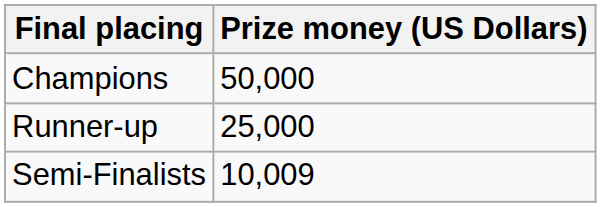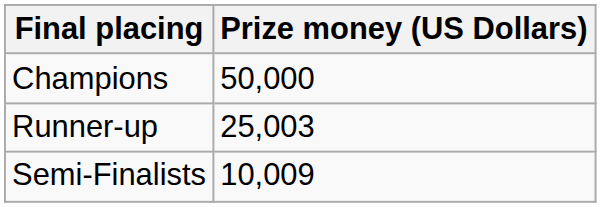(267, 126) 25,000 -> (267, 126) 25,003
